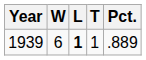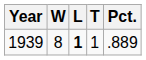(58, 42) 6 -> (58, 42) 8
